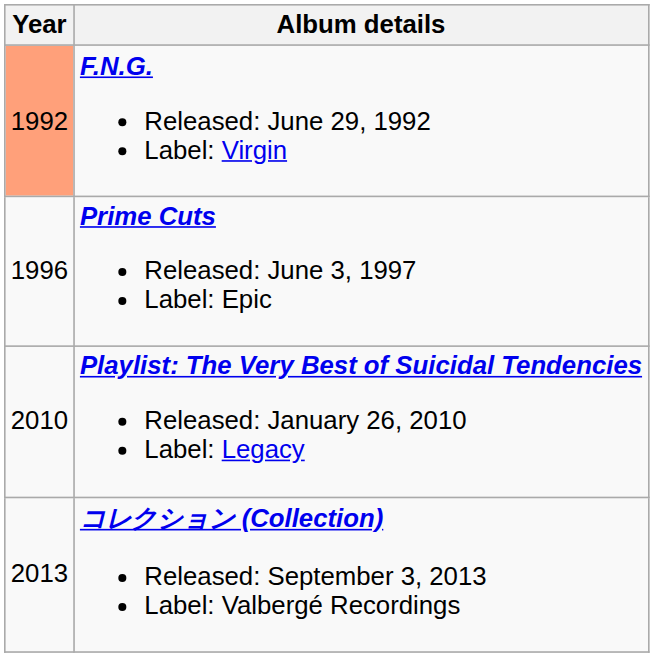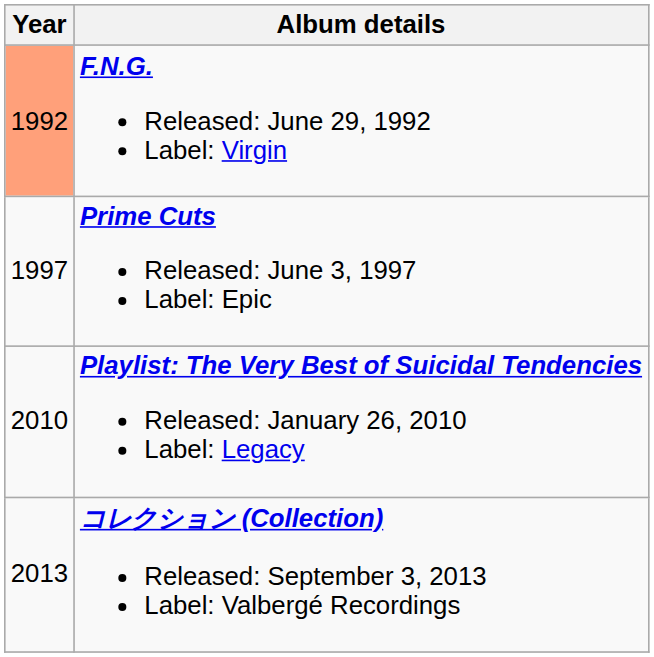(39, 270) 1996 -> (39, 270) 1997
